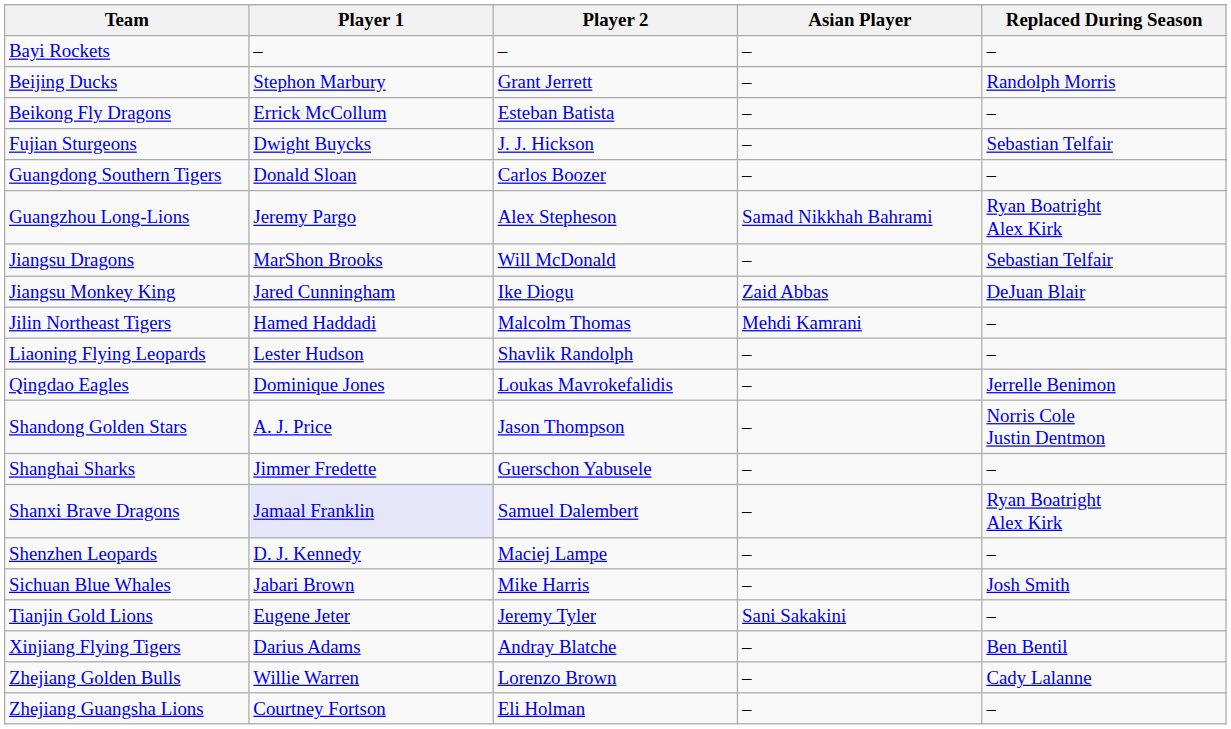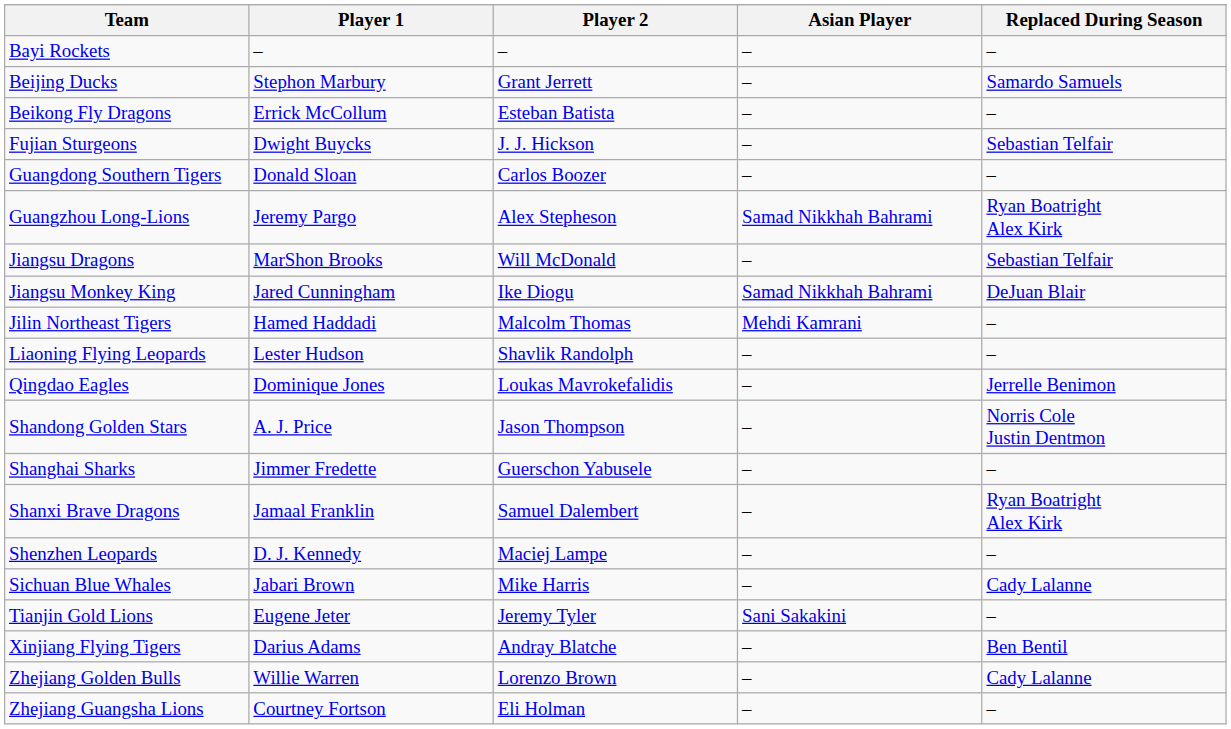(1051, 82) Randolph Morris -> (1054, 82) Samardo Samuels
(785, 291) Zaid Abbas -> (837, 291) Samad Nikkhah Bahrami
(314, 511) lavender background -> (314, 511) no background
(1028, 584) Josh Smith -> (1039, 584) Cady Lalanne
